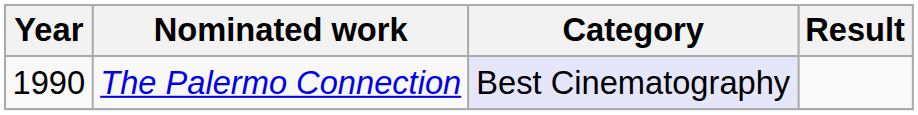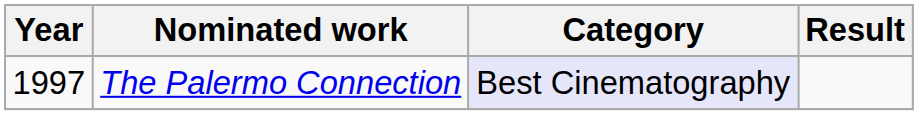(49, 82) 1990 -> (49, 82) 1997
